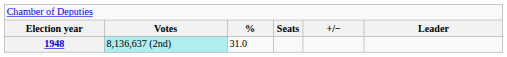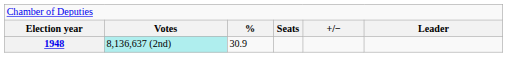(238, 44) 31.0 -> (238, 44) 30.9
